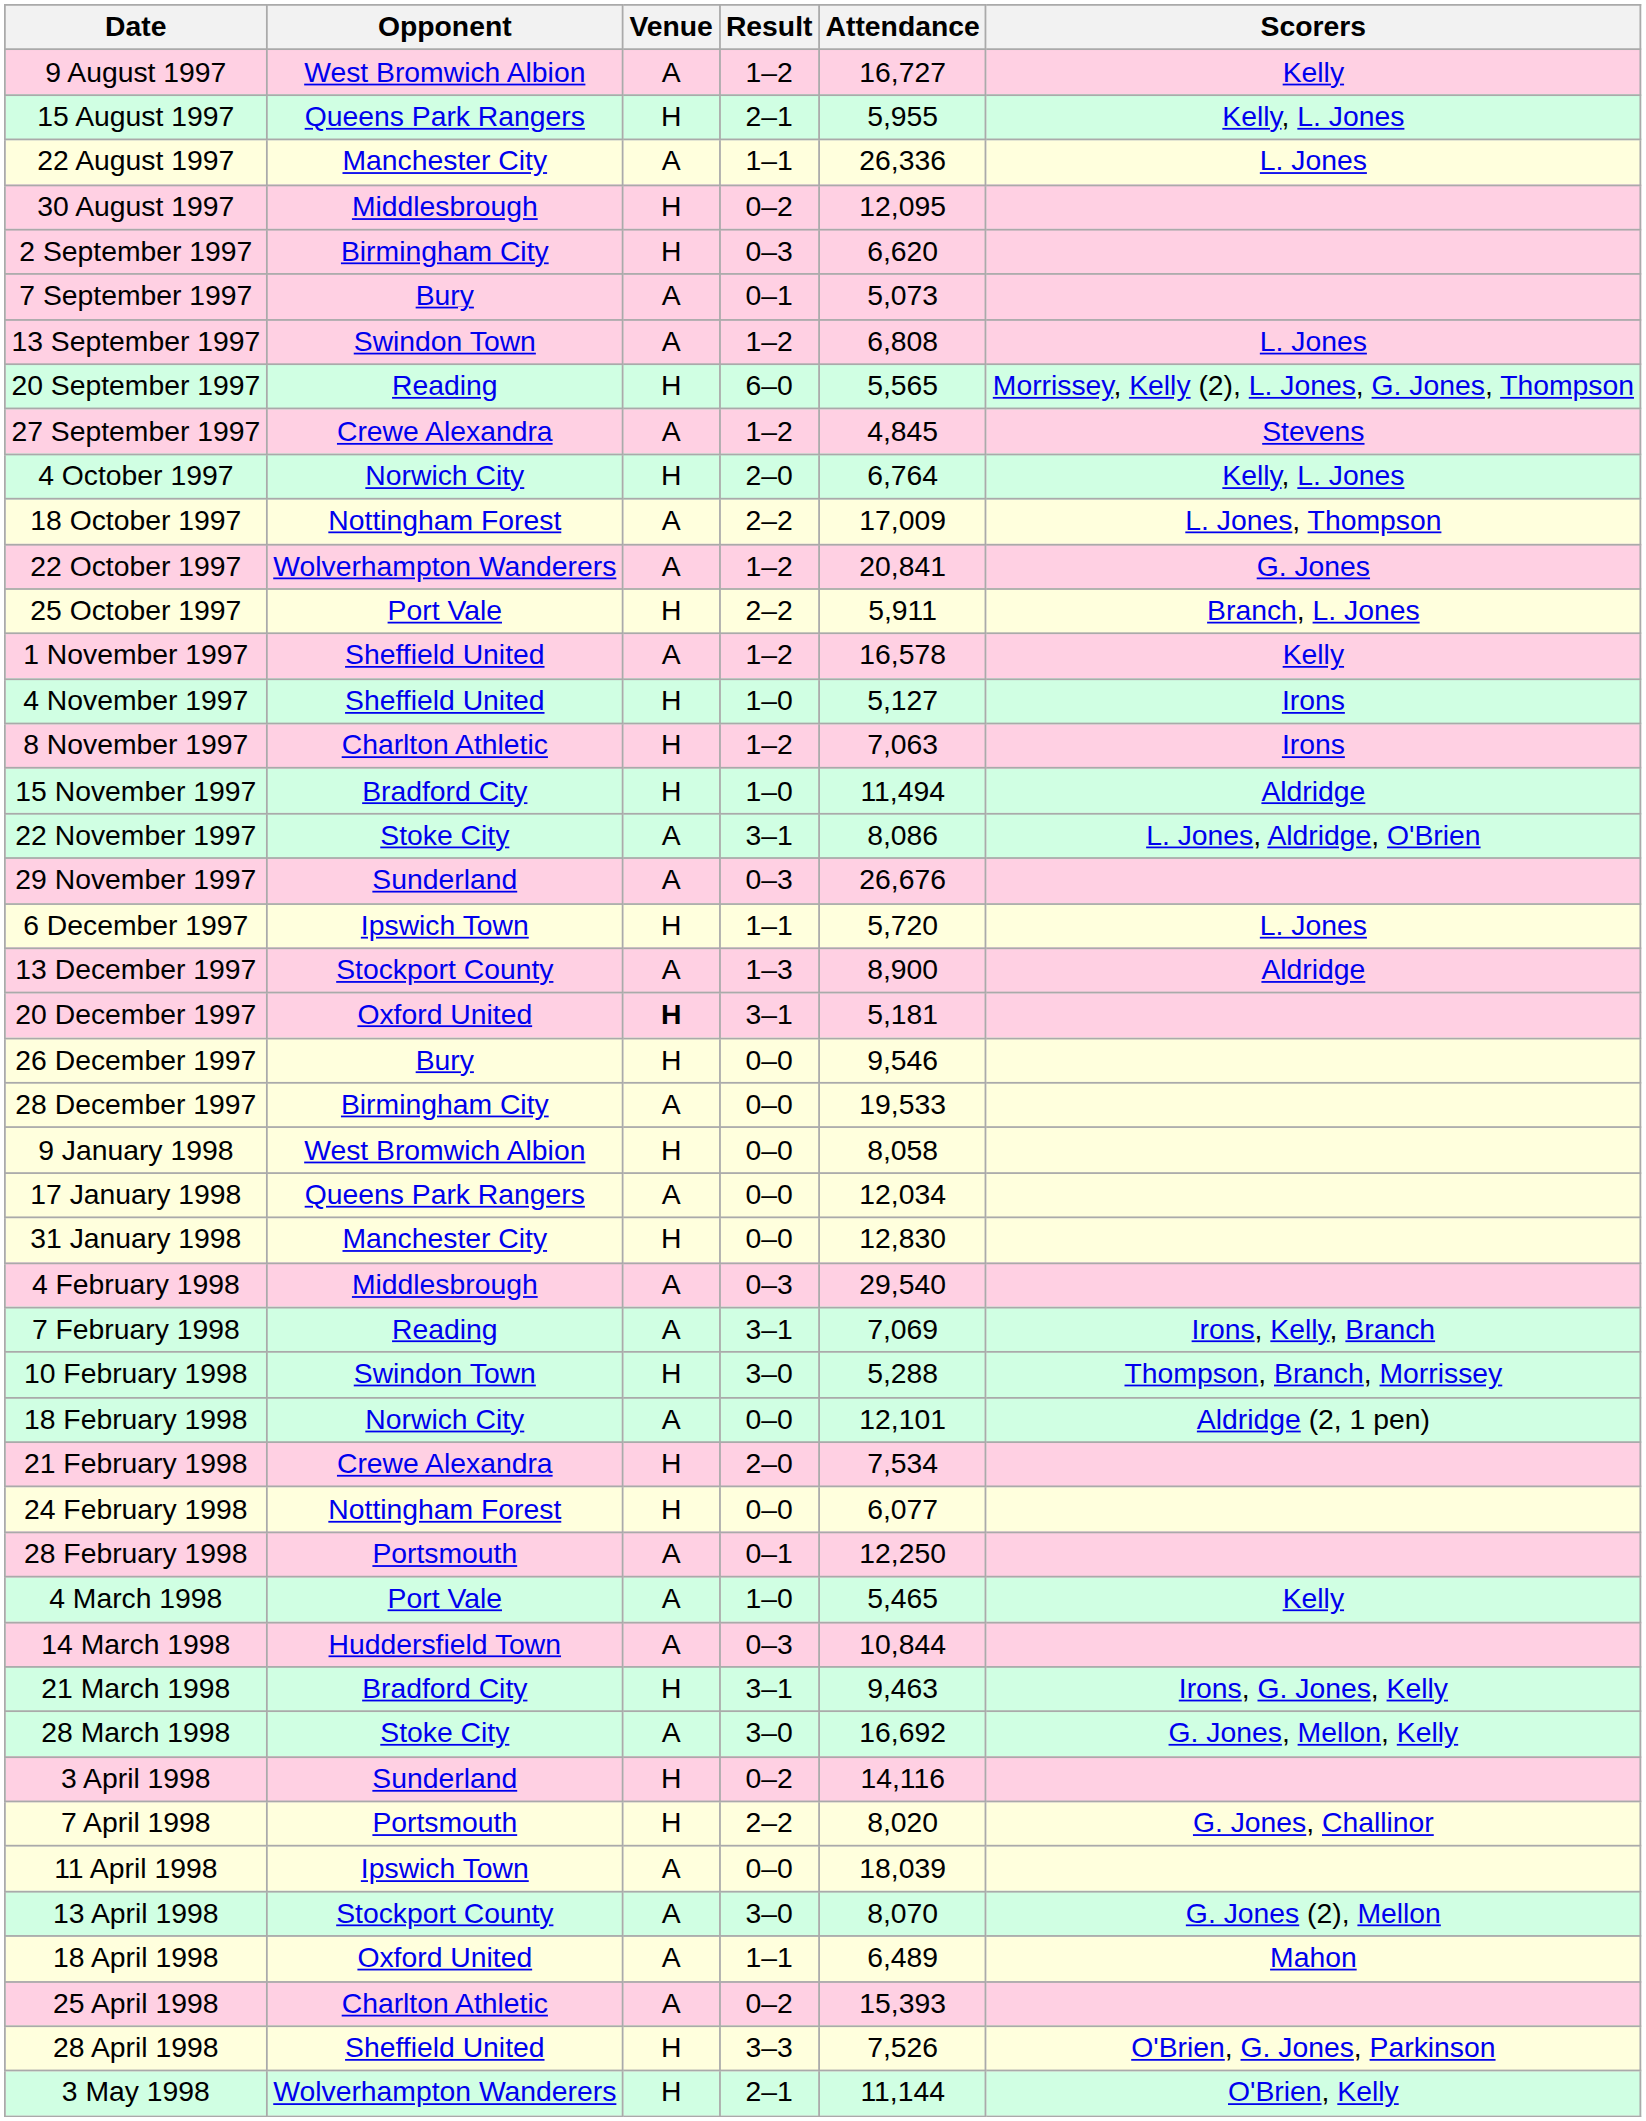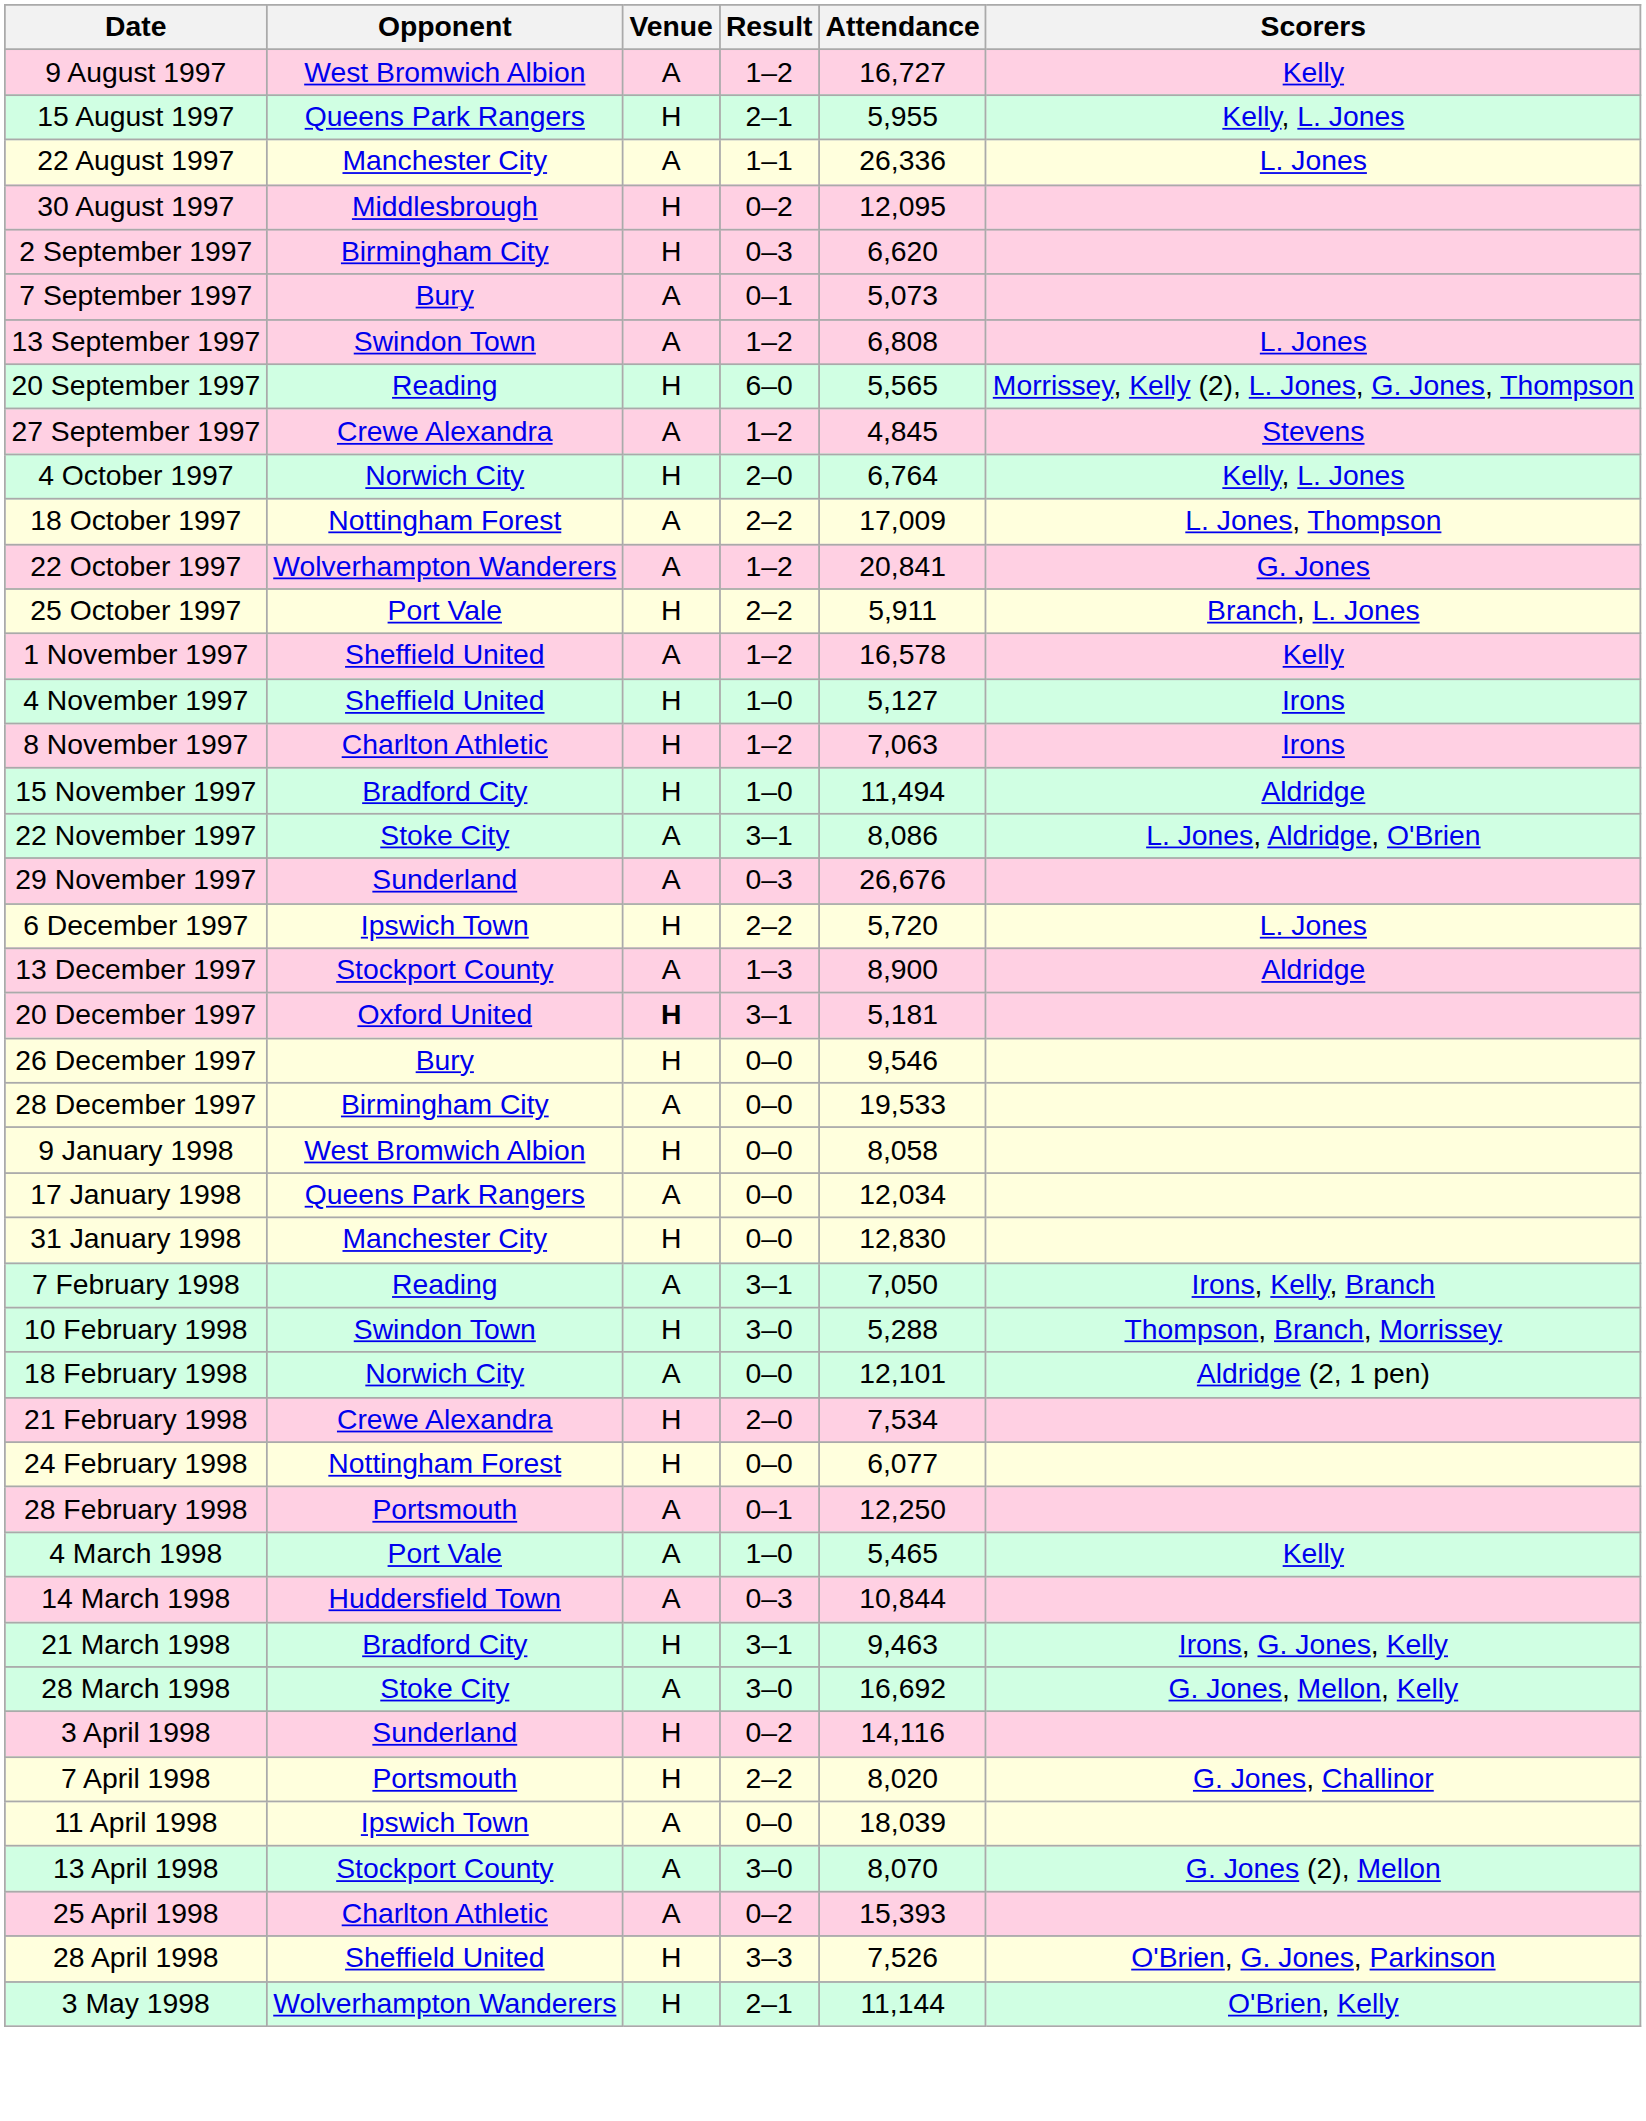(769, 925) 1–1 -> (769, 925) 2–2
- row: (136, 1284)
(903, 1329) 7,069 -> (903, 1284) 7,050
- row: (136, 1958)
